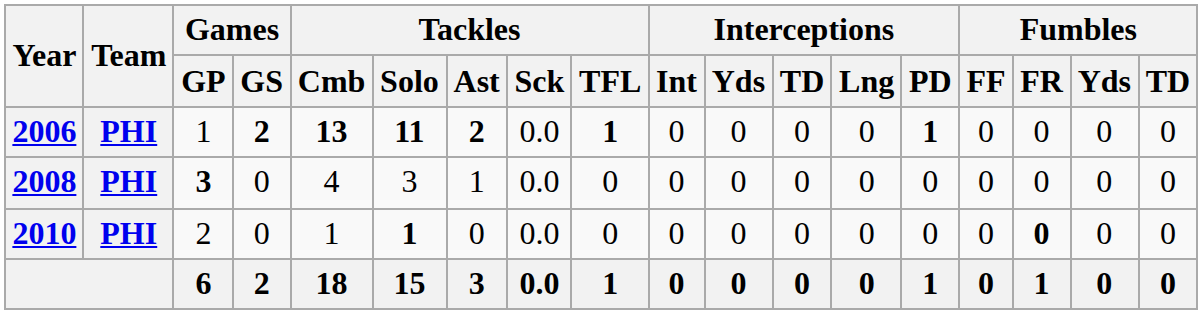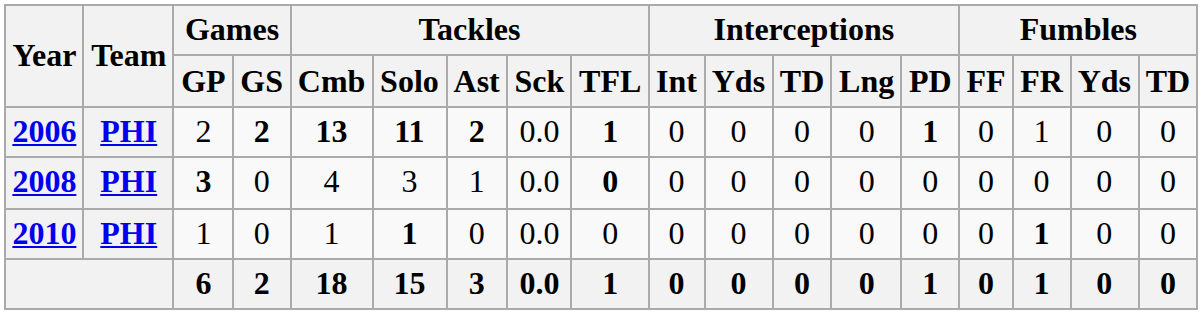(203, 131) 1 -> (203, 131) 2
(1042, 131) 0 -> (1042, 131) 1
(610, 182) normal -> (610, 182) bold
(203, 232) 2 -> (203, 232) 1
(1042, 232) 0 -> (1042, 232) 1
